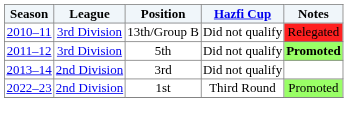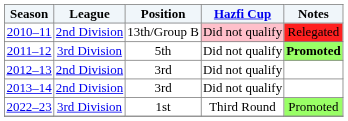(89, 32) 3rd Division -> (90, 32) 2nd Division
(243, 32) no background -> (243, 32) pink background
+ row: (29, 69)
(90, 88) 2nd Division -> (89, 106) 3rd Division
